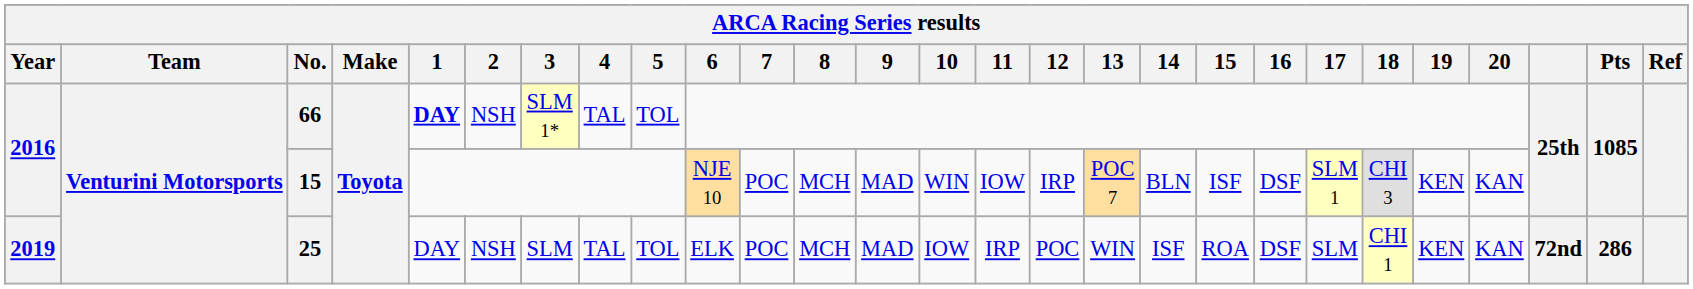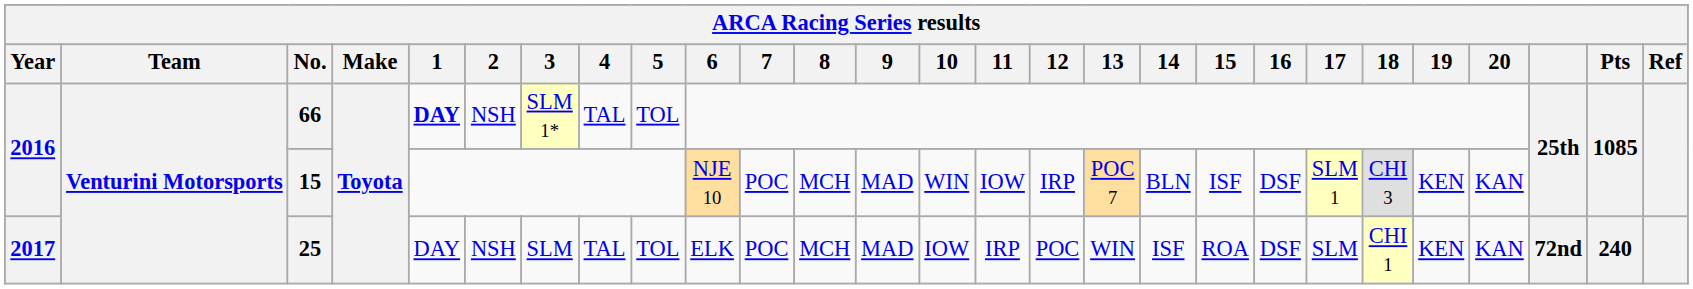(33, 249) 2019 -> (33, 249) 2017
(1615, 249) 286 -> (1615, 249) 240
